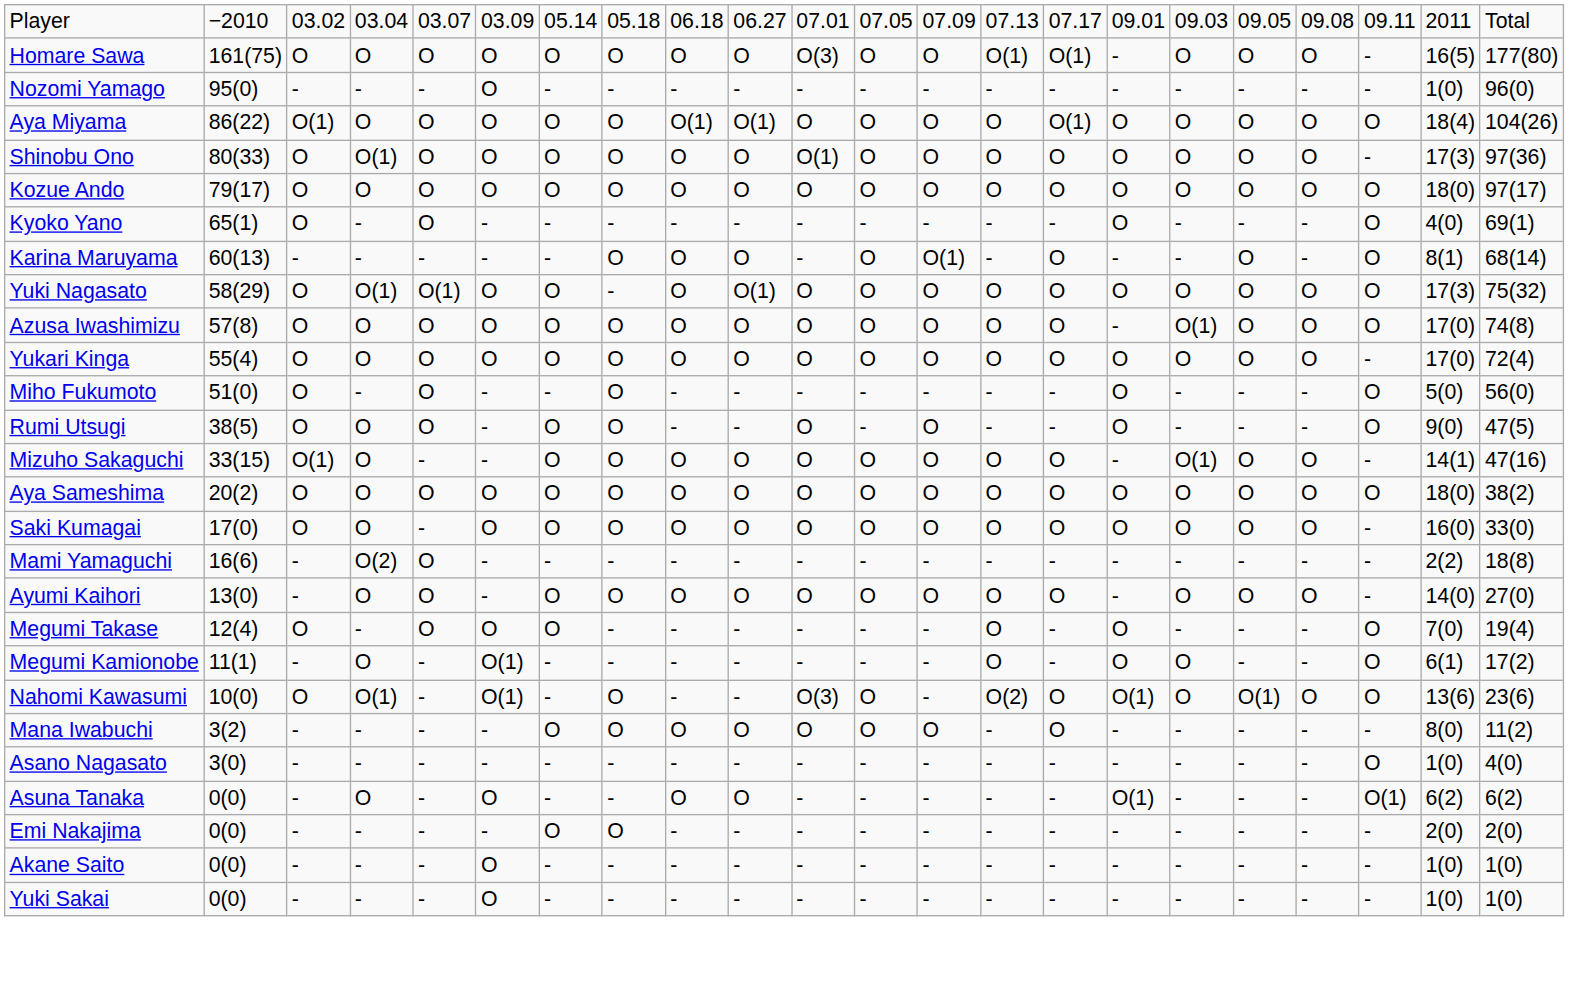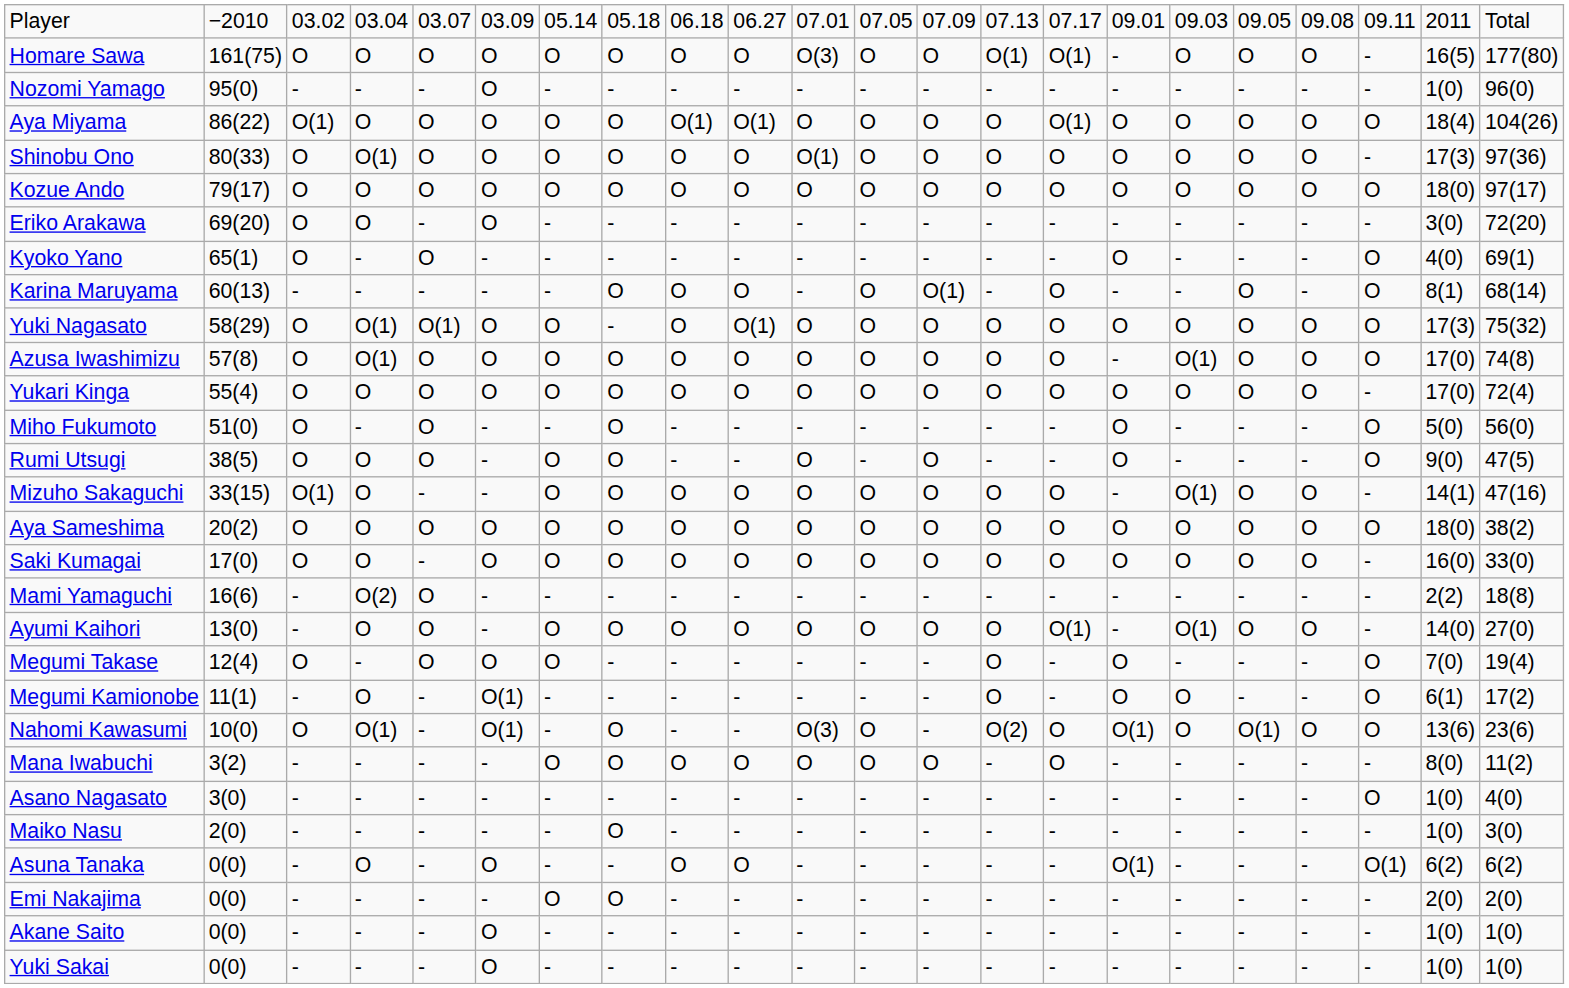+ row: (78, 223)
(363, 325) O -> (376, 358) O(1)
(1057, 595) O -> (1070, 628) O(1)
(1183, 595) O -> (1196, 628) O(1)
+ row: (66, 831)
